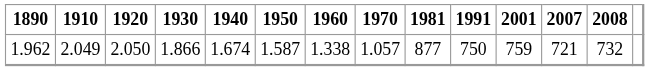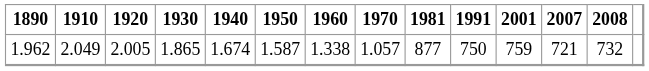(130, 49) 2.050 -> (130, 49) 2.005
(180, 49) 1.866 -> (180, 49) 1.865
